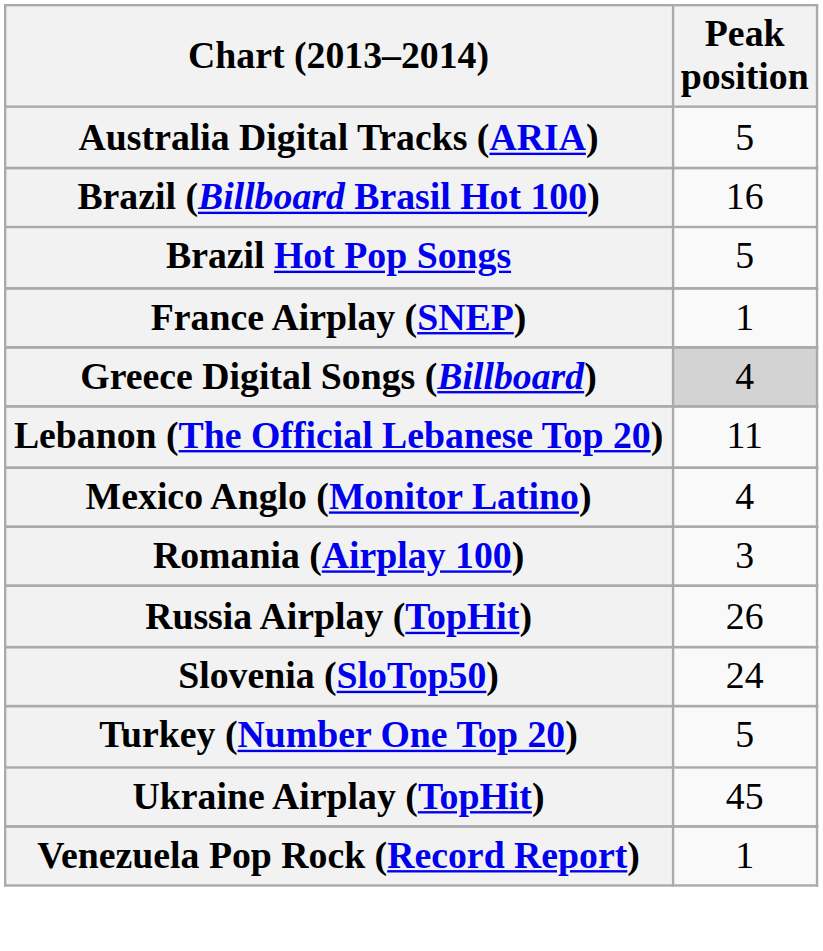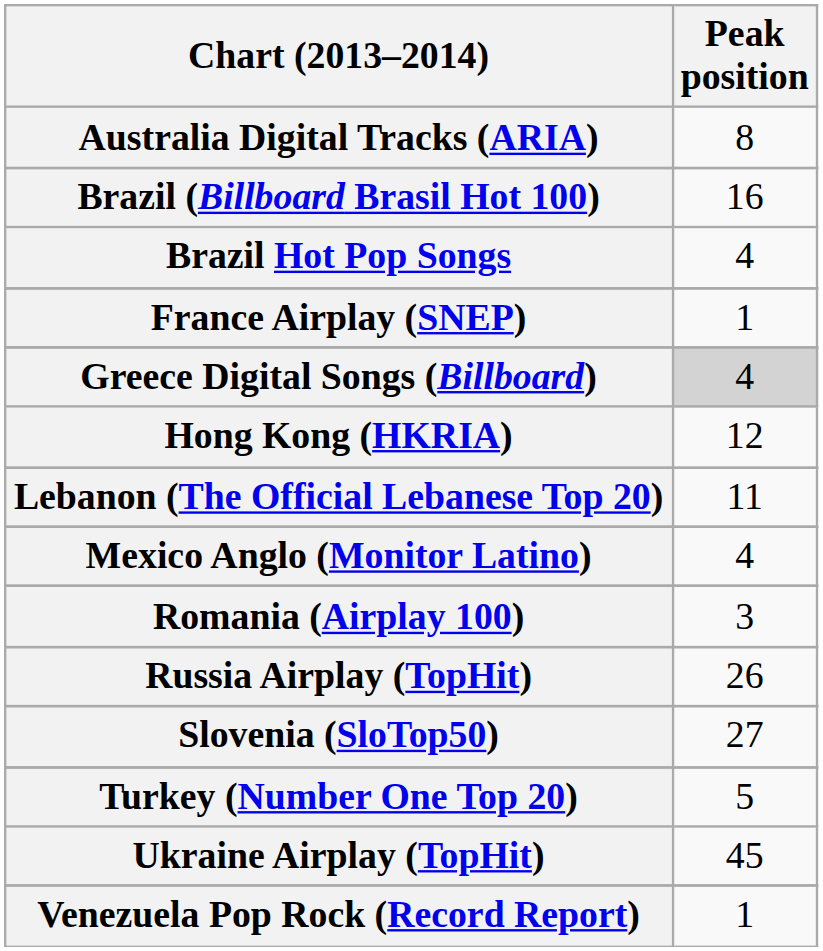(745, 136) 5 -> (745, 136) 8
(745, 256) 5 -> (745, 256) 4
+ row: (339, 436)
(745, 675) 24 -> (745, 735) 27
